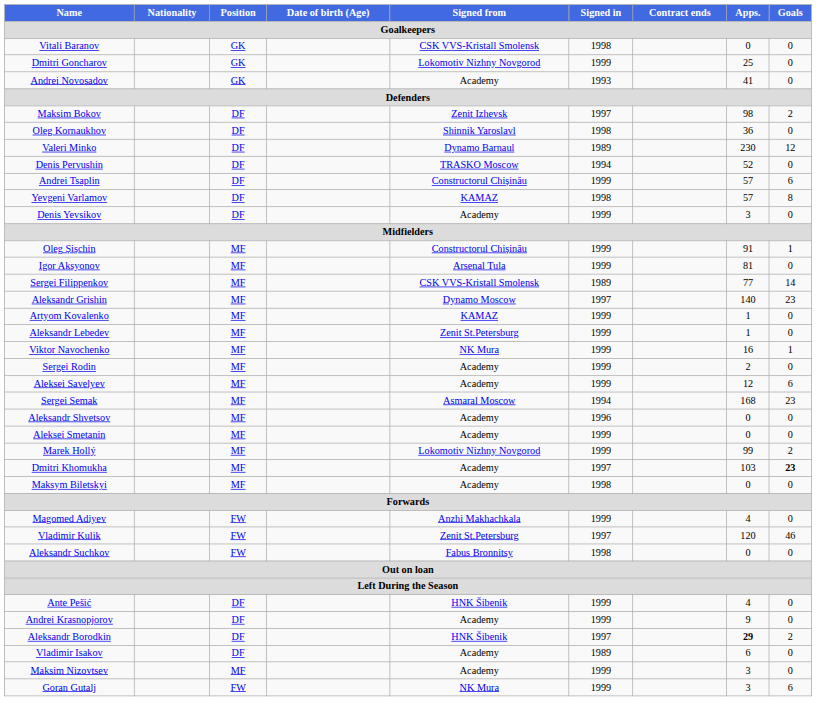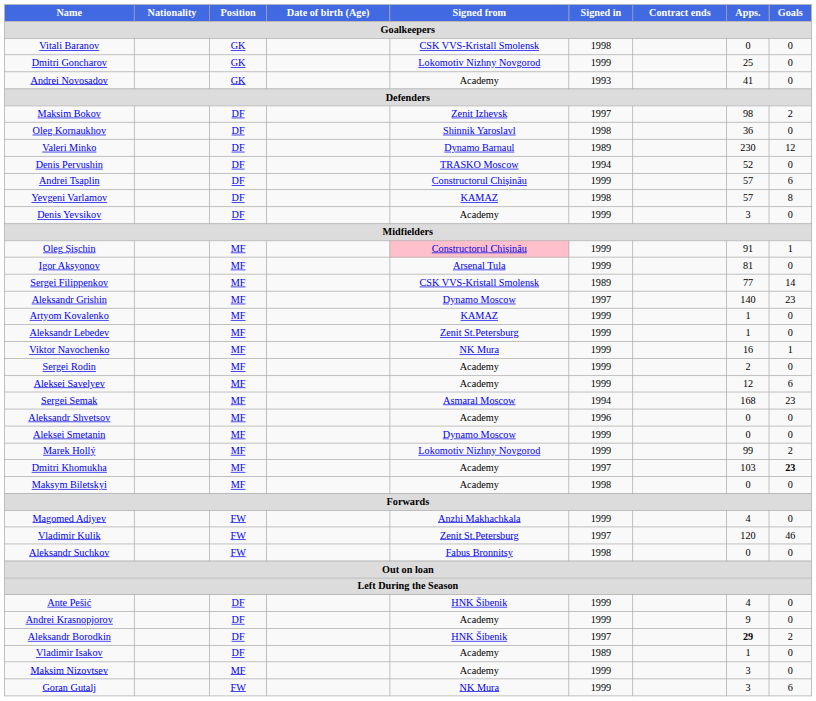(479, 249) no background -> (479, 249) pink background
(479, 434) Academy -> (479, 434) Dynamo Moscow
(748, 654) 6 -> (748, 654) 1
